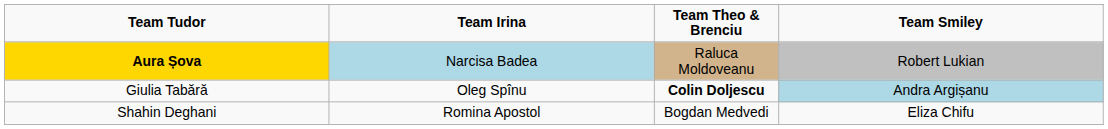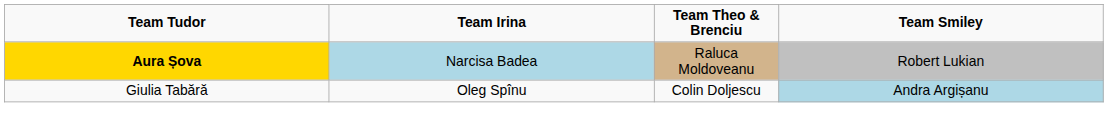(716, 91) bold -> (716, 91) normal
- row: (167, 113)
